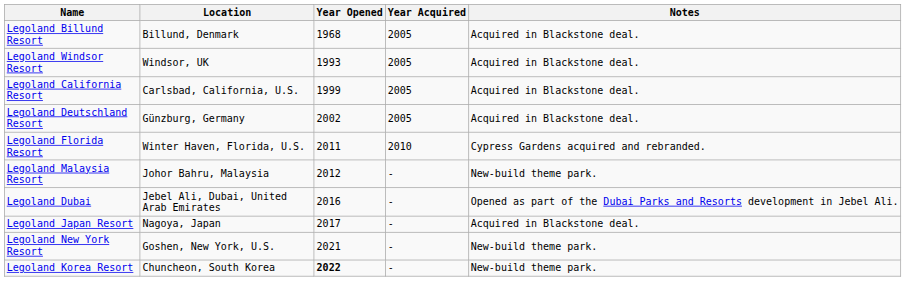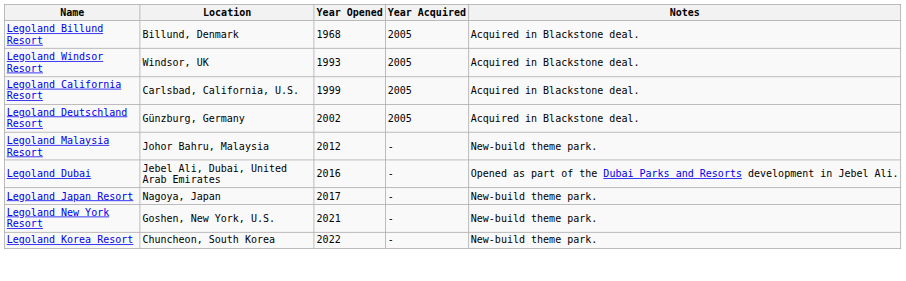- row: (55, 146)
(555, 224) Acquired in Blackstone deal. -> (534, 196) New-build theme park.
(329, 268) bold -> (329, 240) normal
